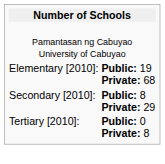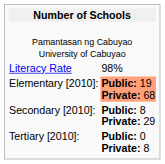+ row: (40, 68)
(128, 74) no background -> (128, 89) lightsalmon background
